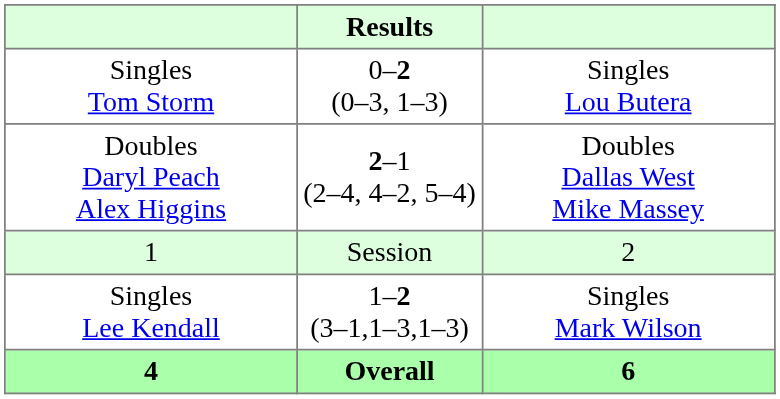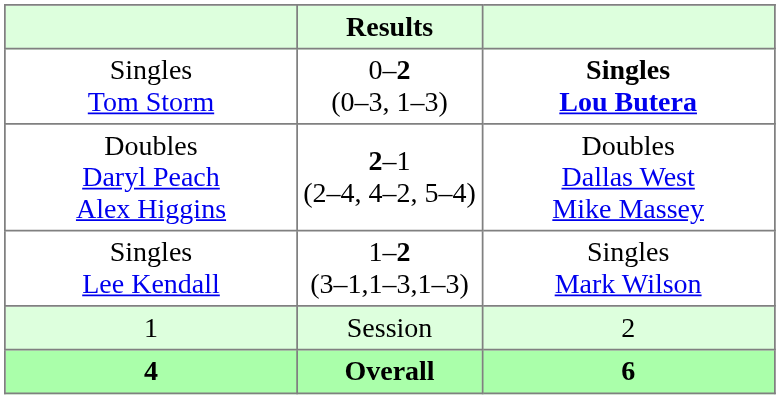(628, 85) normal -> (628, 85) bold
rows swapped: (151, 311) <-> (151, 252)
